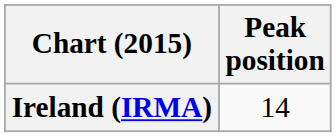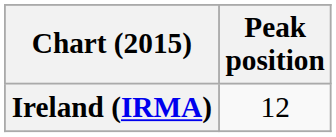(275, 107) 14 -> (275, 107) 12
